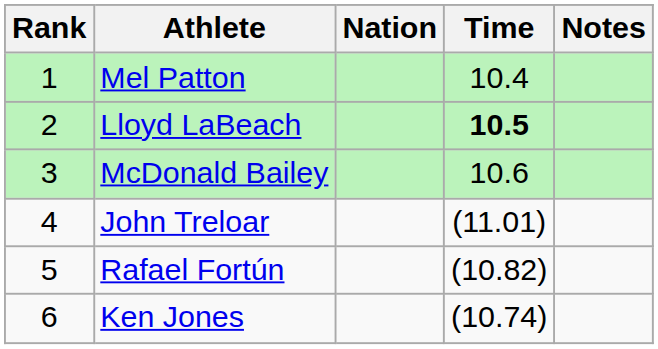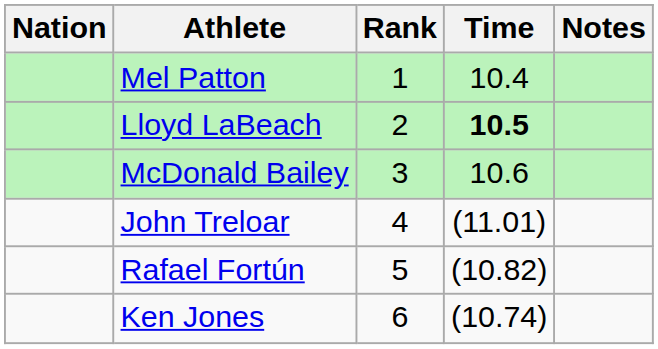columns swapped: (49, 28) <-> (390, 28)
